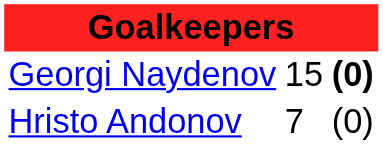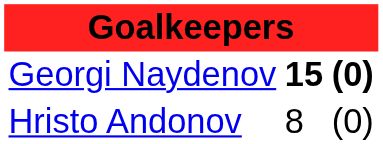(304, 74) normal -> (304, 74) bold
(294, 121) 7 -> (294, 121) 8
